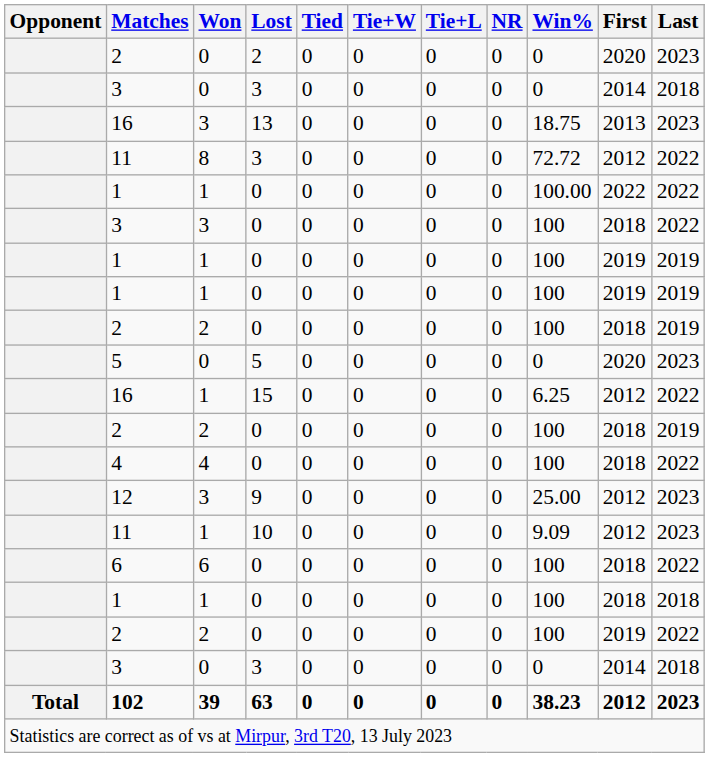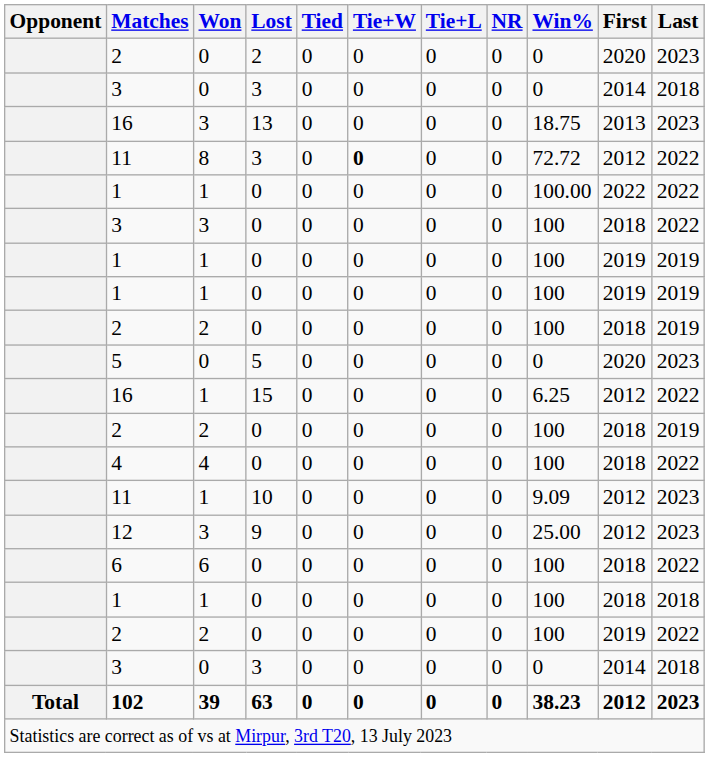(358, 157) normal -> (358, 157) bold
rows swapped: (122, 531) <-> (122, 497)
